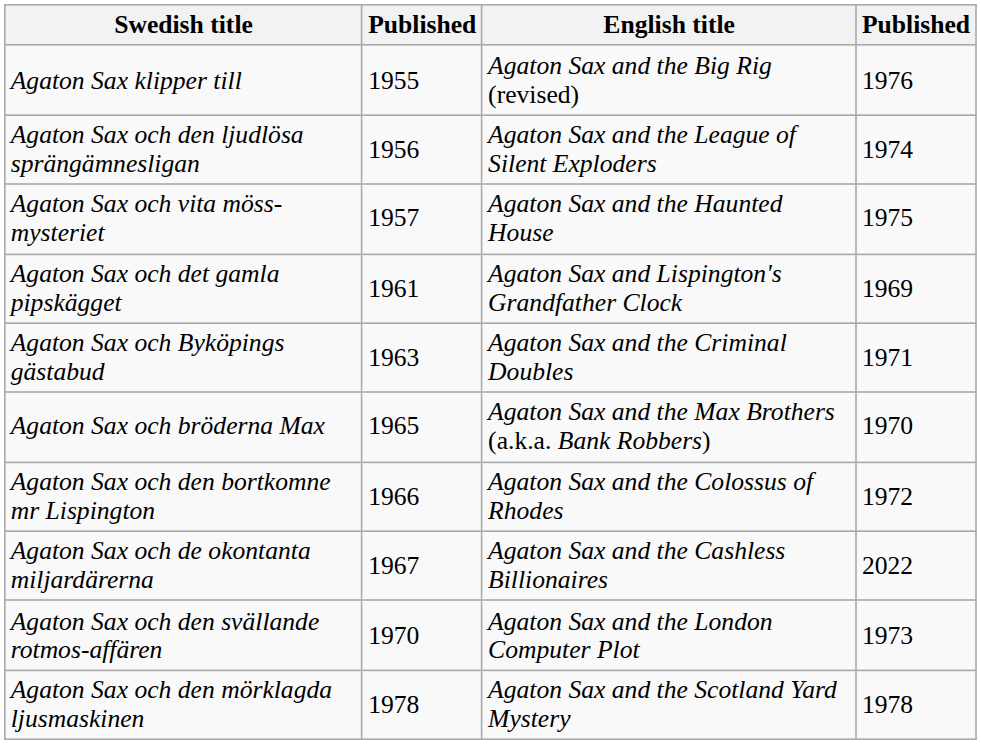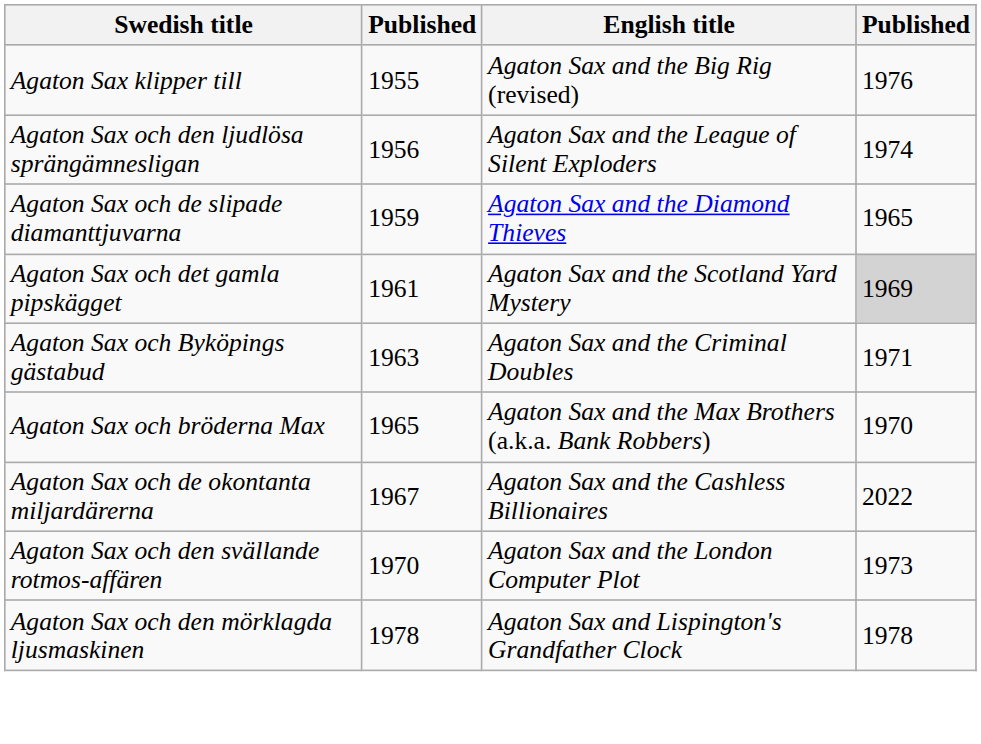- row: (147, 218)
+ row: (147, 218)
(635, 288) Agaton Sax and Lispington's Grandfather Clock -> (662, 288) Agaton Sax and the Scotland Yard Mystery
(888, 288) no background -> (888, 288) lightgrey background
- row: (171, 496)
(662, 704) Agaton Sax and the Scotland Yard Mystery -> (635, 635) Agaton Sax and Lispington's Grandfather Clock
